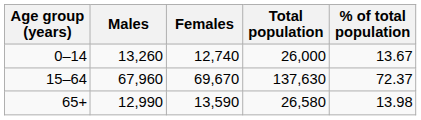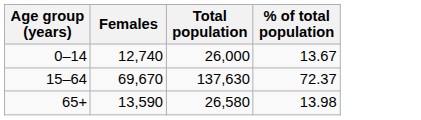- column: (128, 24)
